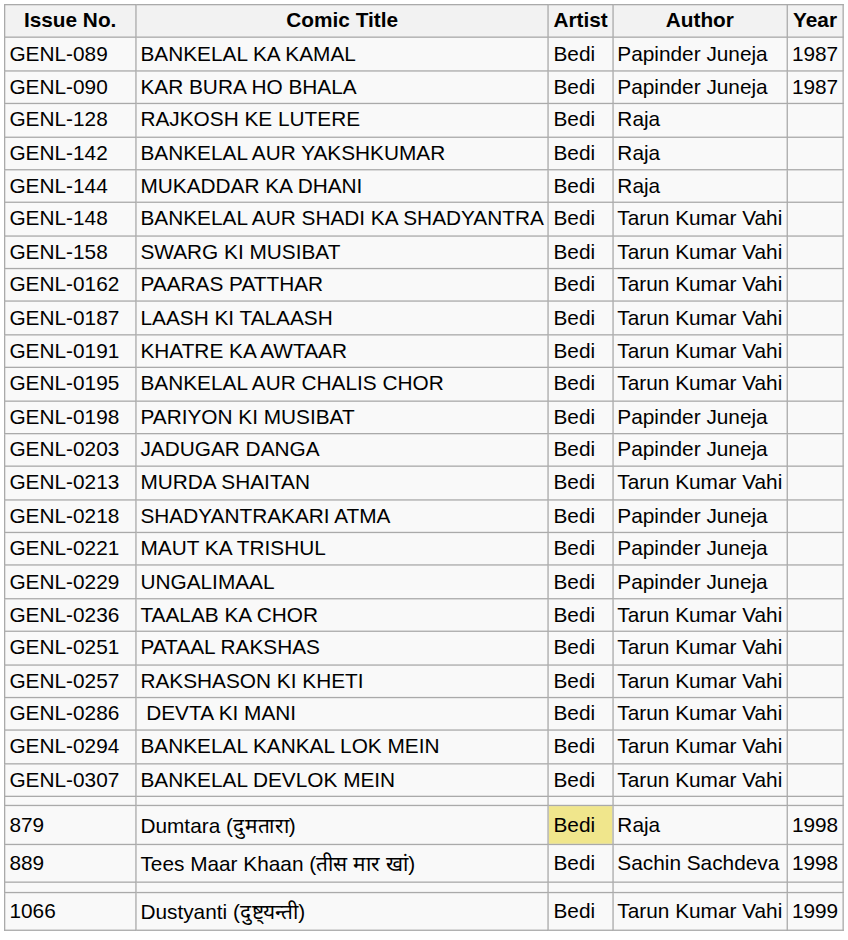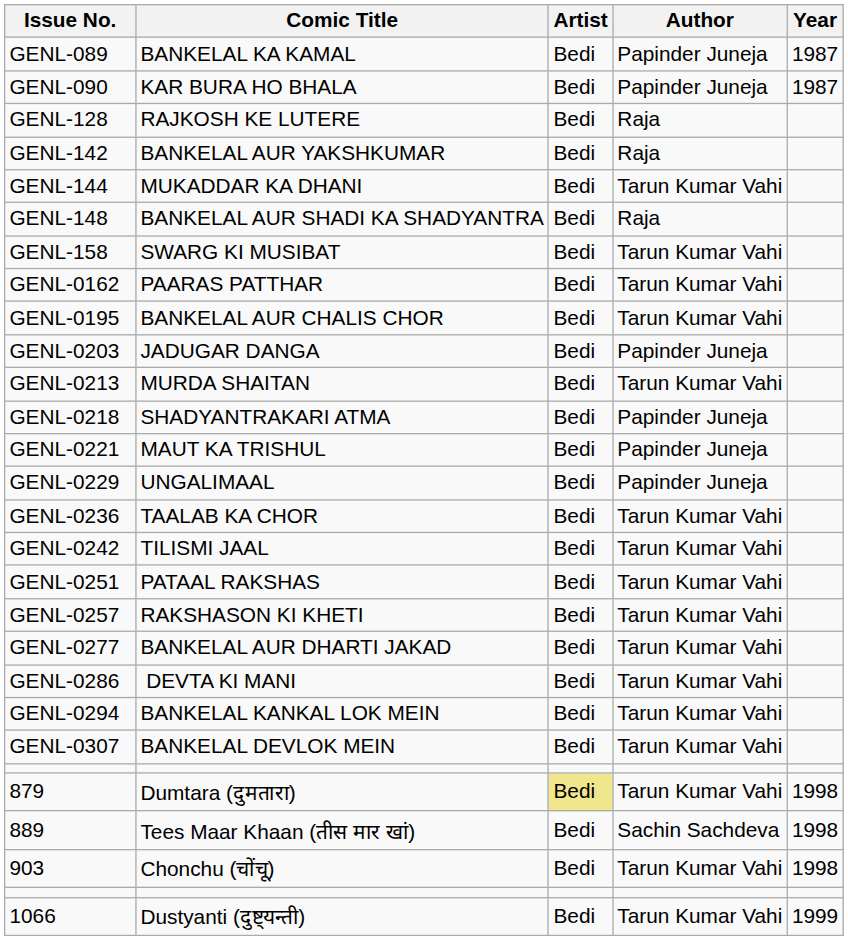(639, 185) Raja -> (700, 185) Tarun Kumar Vahi
(700, 218) Tarun Kumar Vahi -> (639, 218) Raja
- row: (64, 317)
- row: (64, 350)
- row: (64, 416)
+ row: (64, 548)
+ row: (64, 647)
(639, 824) Raja -> (700, 791) Tarun Kumar Vahi
+ row: (27, 868)
